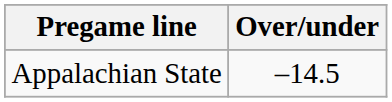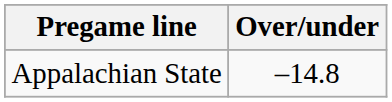(307, 73) –14.5 -> (307, 73) –14.8
